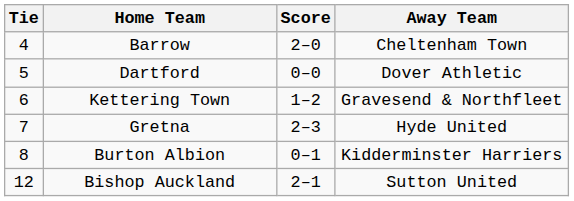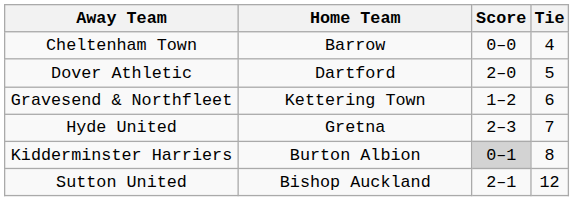columns swapped: (24, 18) <-> (452, 18)
(306, 46) 2–0 -> (501, 46) 0–0
(306, 73) 0–0 -> (501, 73) 2–0
(306, 155) no background -> (501, 155) lightgrey background
